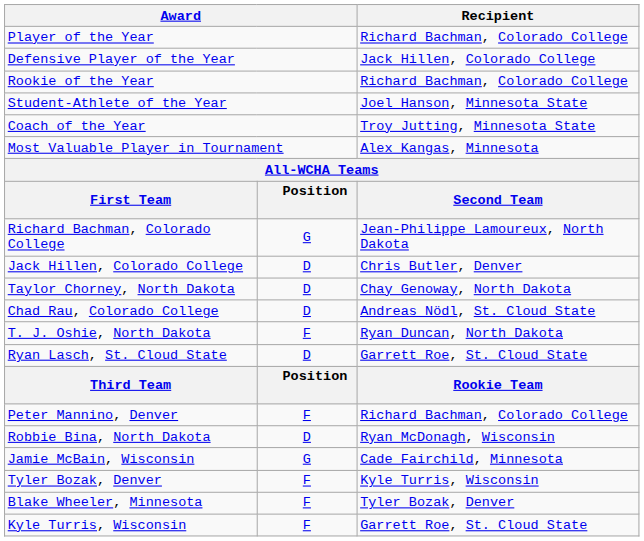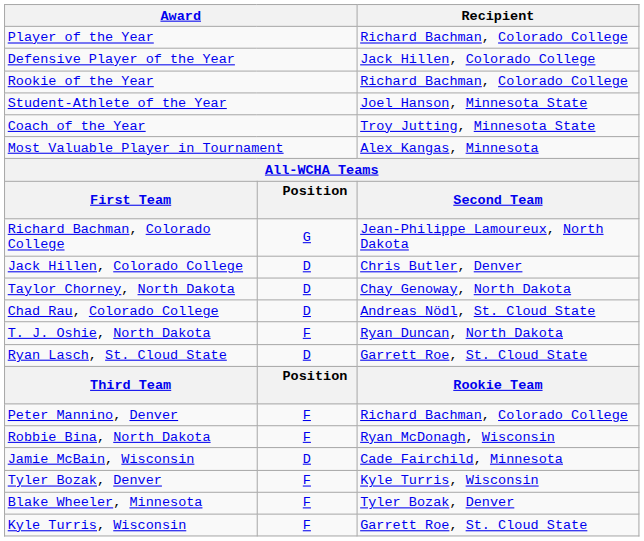(307, 437) D -> (307, 437) F
(307, 459) G -> (307, 459) D
